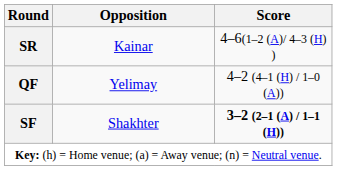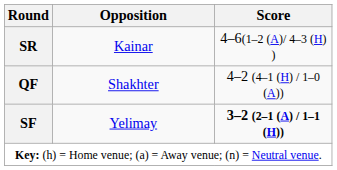(133, 84) Yelimay -> (133, 84) Shakhter
(133, 123) Shakhter -> (133, 123) Yelimay
